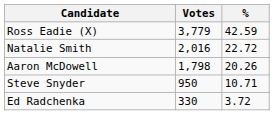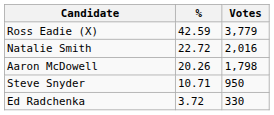columns swapped: (199, 13) <-> (245, 13)
